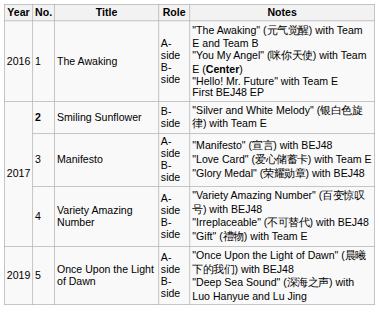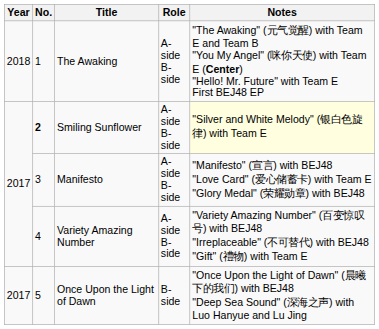(19, 61) 2016 -> (19, 61) 2018
(171, 117) B-side -> (171, 127) A-side B-side
(277, 117) no background -> (277, 127) lightyellow background
(19, 275) 2019 -> (19, 295) 2017
(171, 275) A-side B-side -> (171, 295) B-side
